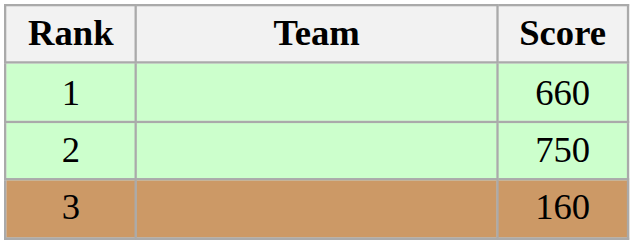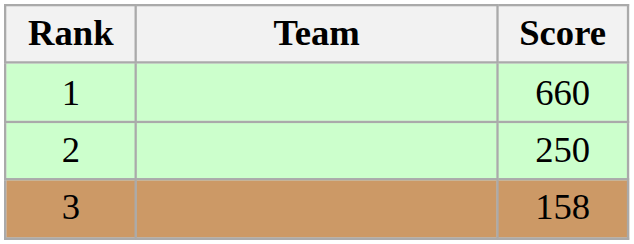(563, 149) 750 -> (563, 149) 250
(563, 207) 160 -> (563, 207) 158
